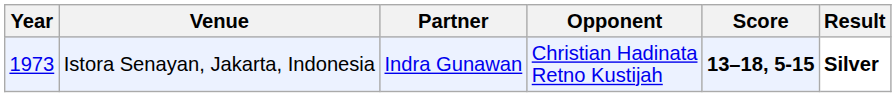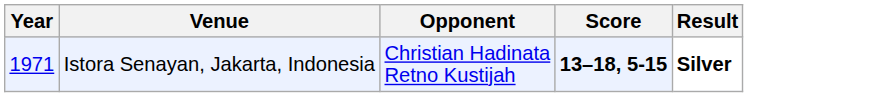- column: (453, 21)
(32, 64) 1973 -> (32, 64) 1971
